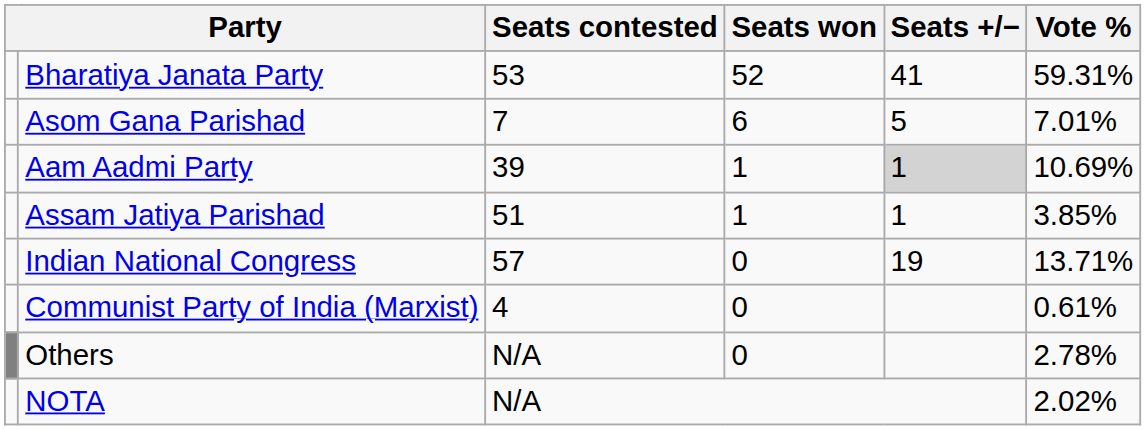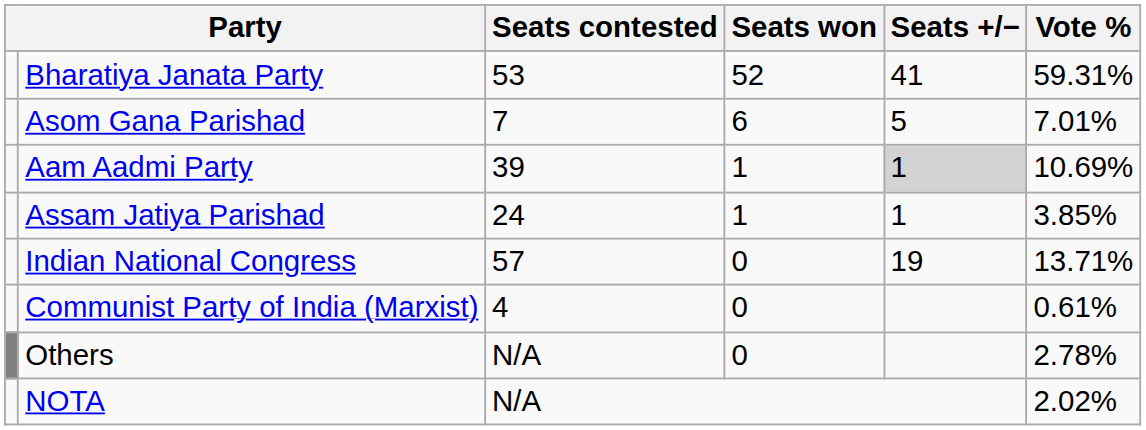(508, 214) 51 -> (508, 214) 24
